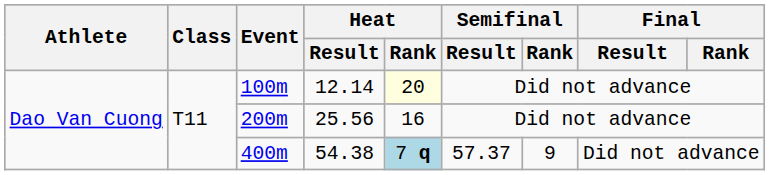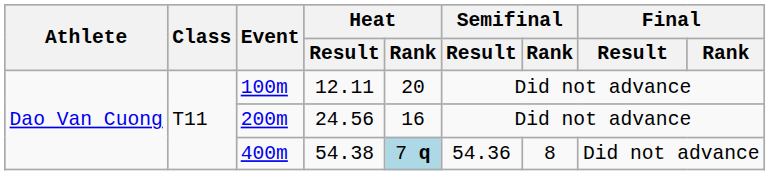(345, 87) 12.14 -> (345, 87) 12.11
(413, 87) lightyellow background -> (413, 87) no background
(345, 120) 25.56 -> (345, 120) 24.56
(481, 153) 57.37 -> (481, 153) 54.36
(550, 153) 9 -> (550, 153) 8
